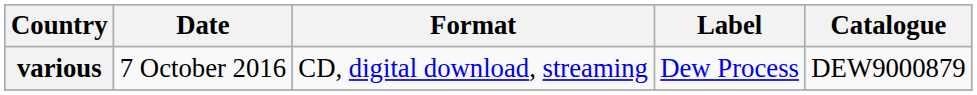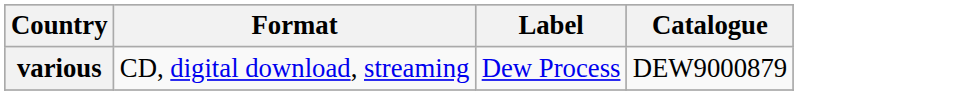- column: (203, 25)
